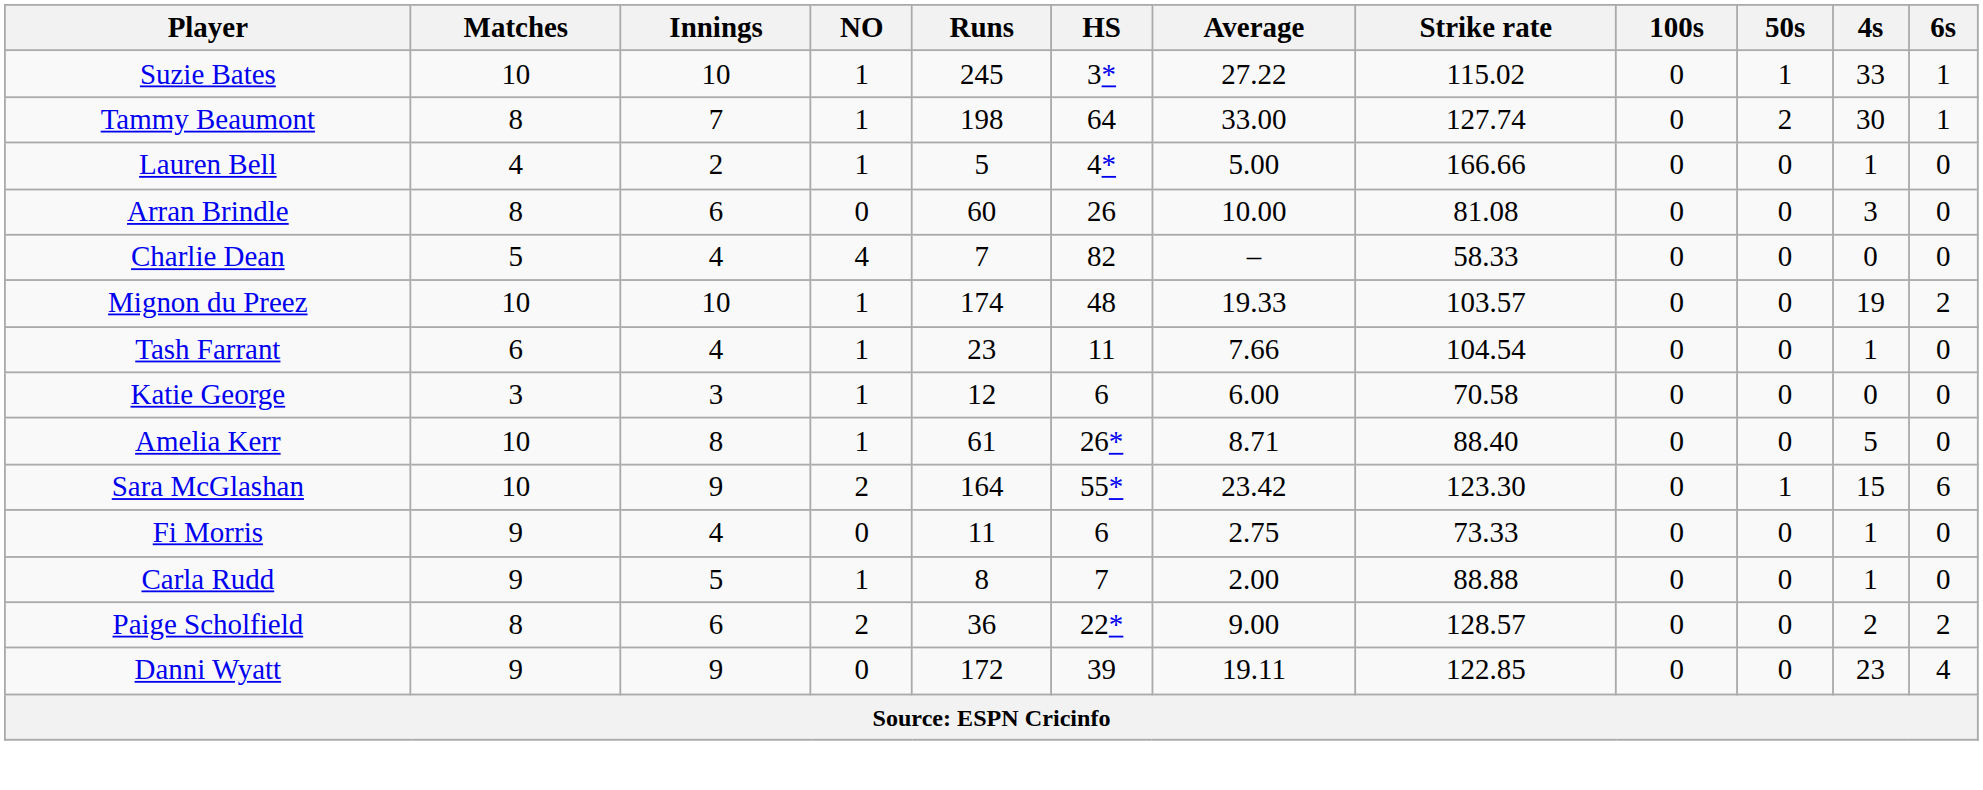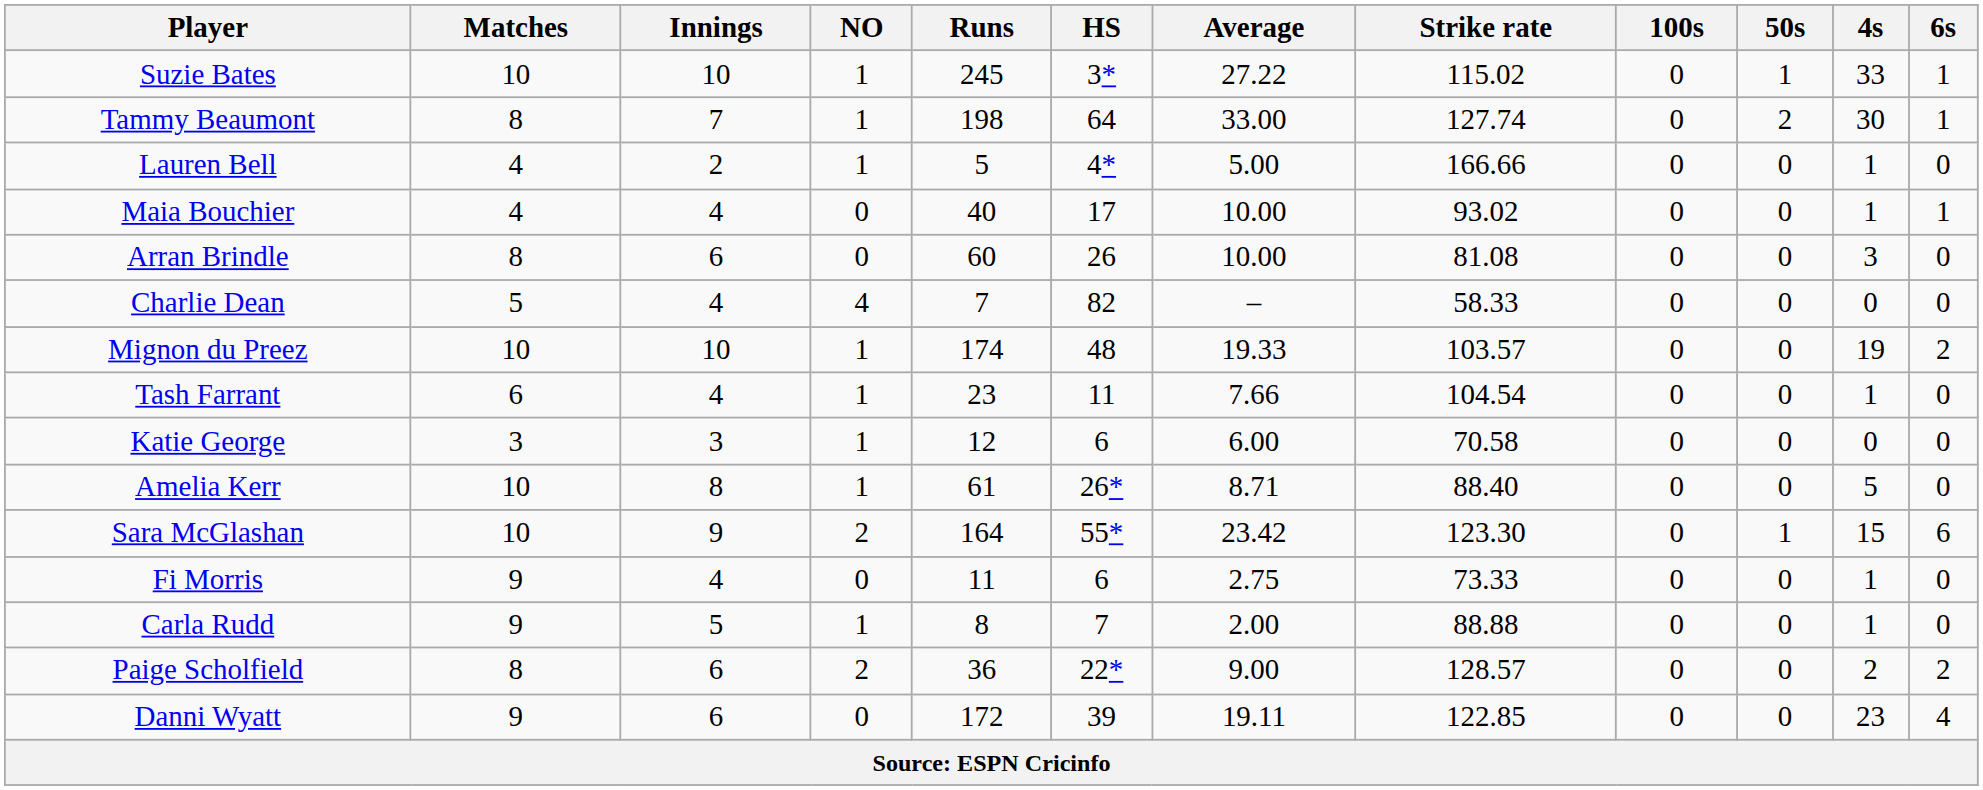+ row: (208, 211)
(716, 670) 9 -> (716, 716) 6
